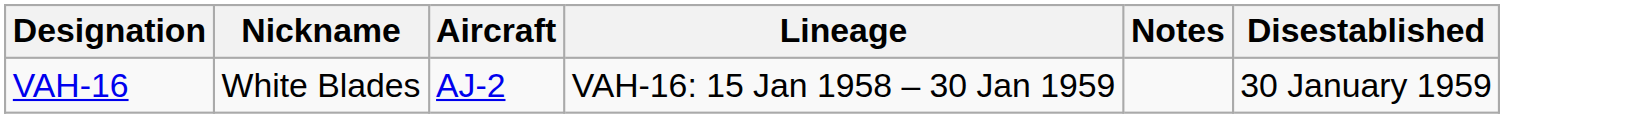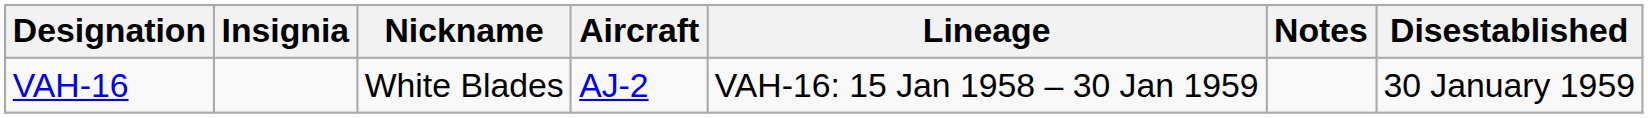+ column: (285, 31)
